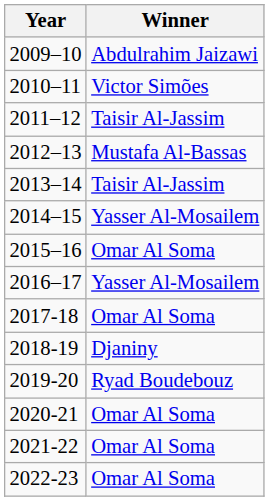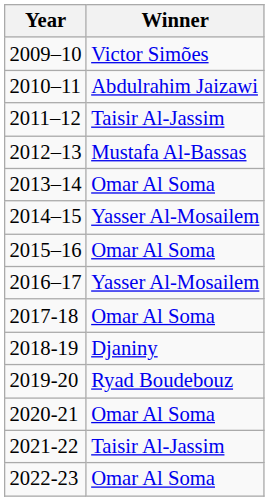(175, 53) Abdulrahim Jaizawi -> (150, 53) Victor Simões
(150, 86) Victor Simões -> (175, 86) Abdulrahim Jaizawi
(158, 184) Taisir Al-Jassim -> (153, 184) Omar Al Soma
(153, 446) Omar Al Soma -> (158, 446) Taisir Al-Jassim
